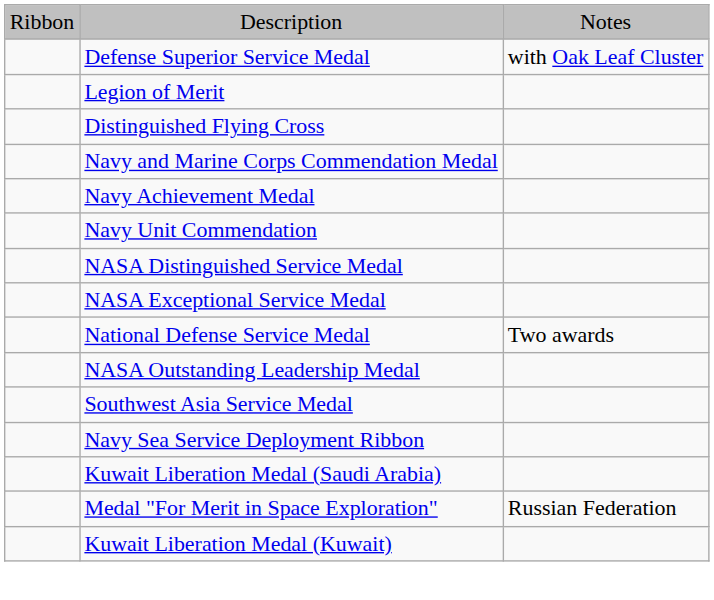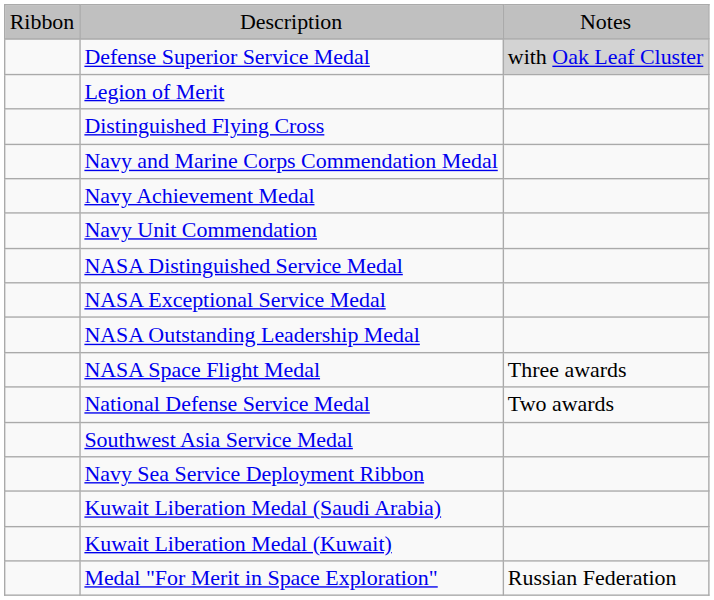(606, 56) no background -> (606, 56) lightgrey background
rows swapped: (252, 369) <-> (227, 334)
+ row: (202, 369)
rows swapped: (238, 543) <-> (261, 508)
